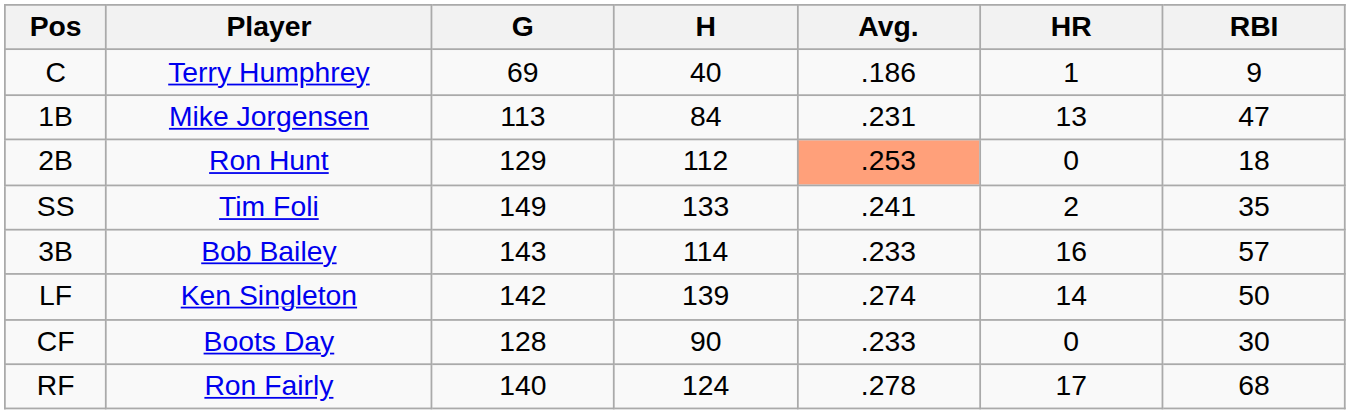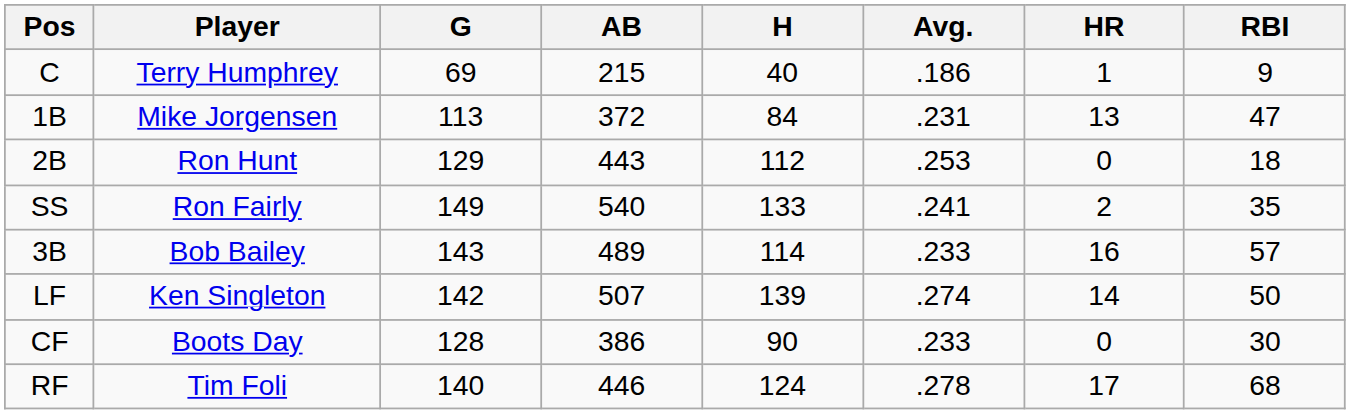+ column: (622, 26)
(888, 161) lightsalmon background -> (943, 161) no background
(269, 206) Tim Foli -> (237, 206) Ron Fairly
(269, 386) Ron Fairly -> (237, 386) Tim Foli
